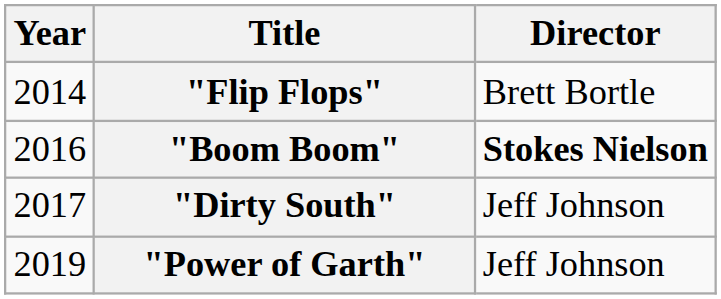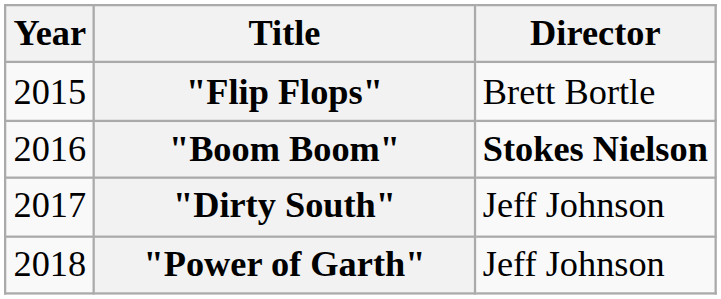(50, 90) 2014 -> (50, 90) 2015
(50, 263) 2019 -> (50, 263) 2018
